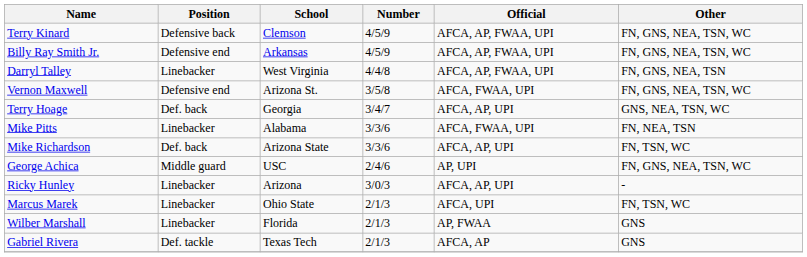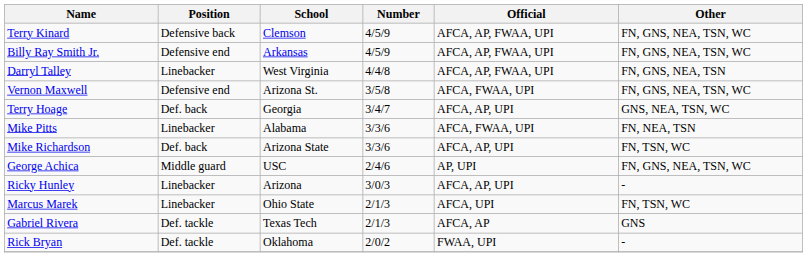- row: (46, 223)
+ row: (35, 242)
